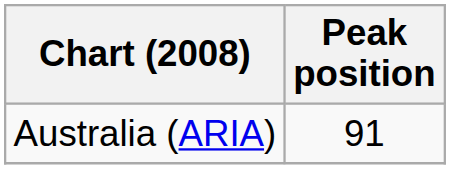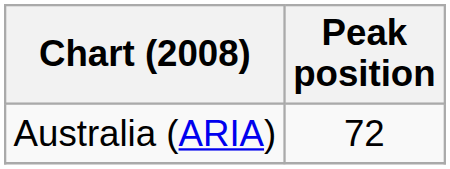(364, 132) 91 -> (364, 132) 72
